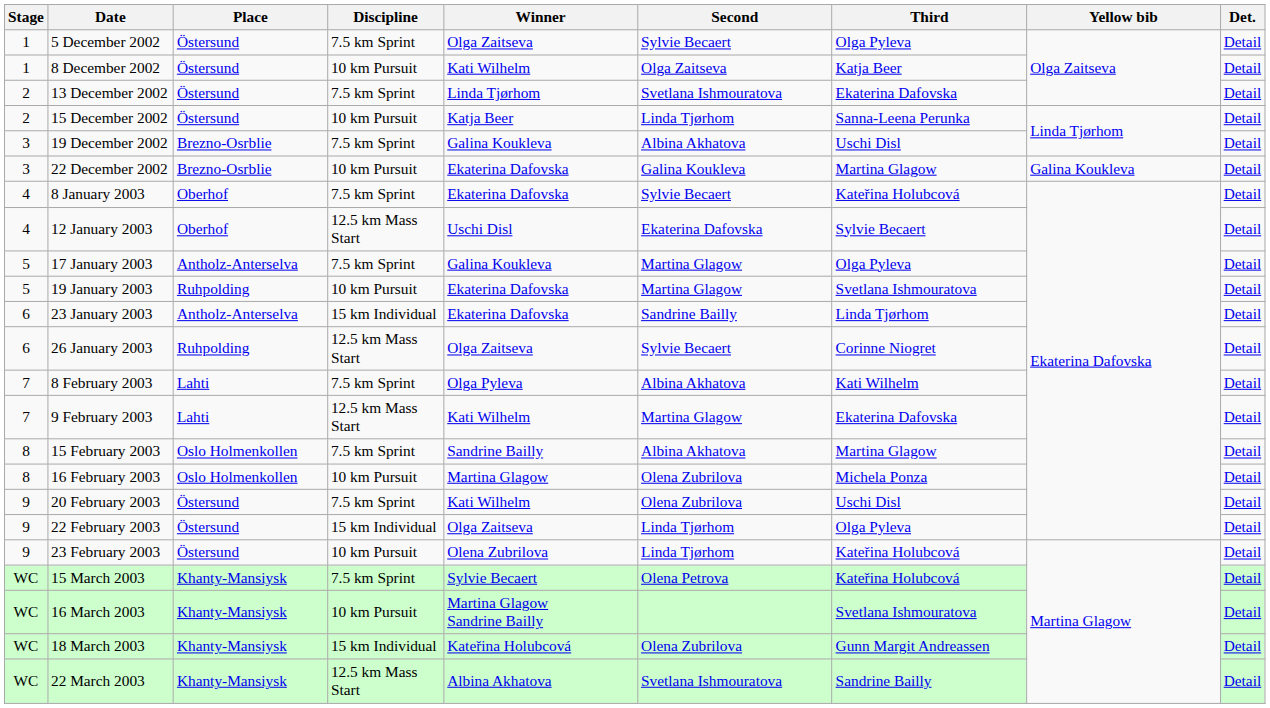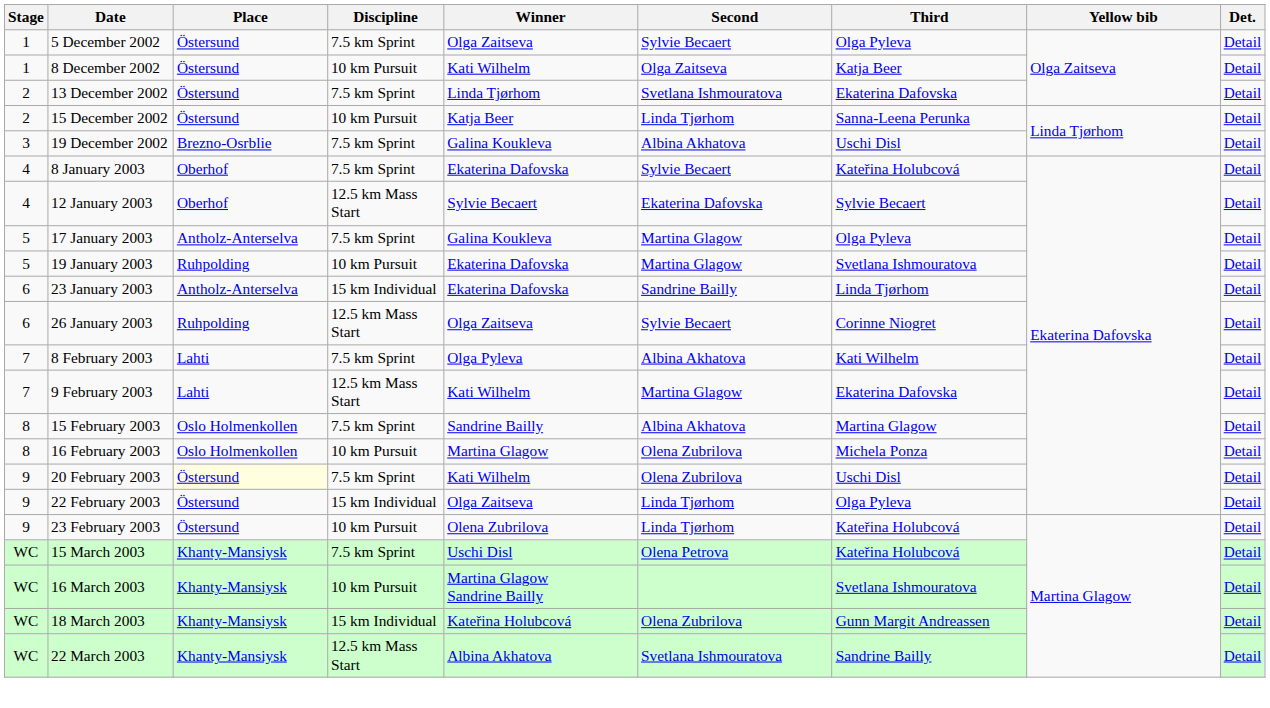- row: (109, 169)
(480, 228) Uschi Disl -> (492, 203) Sylvie Becaert
(208, 502) no background -> (208, 476) lightyellow background
(492, 578) Sylvie Becaert -> (480, 552) Uschi Disl
